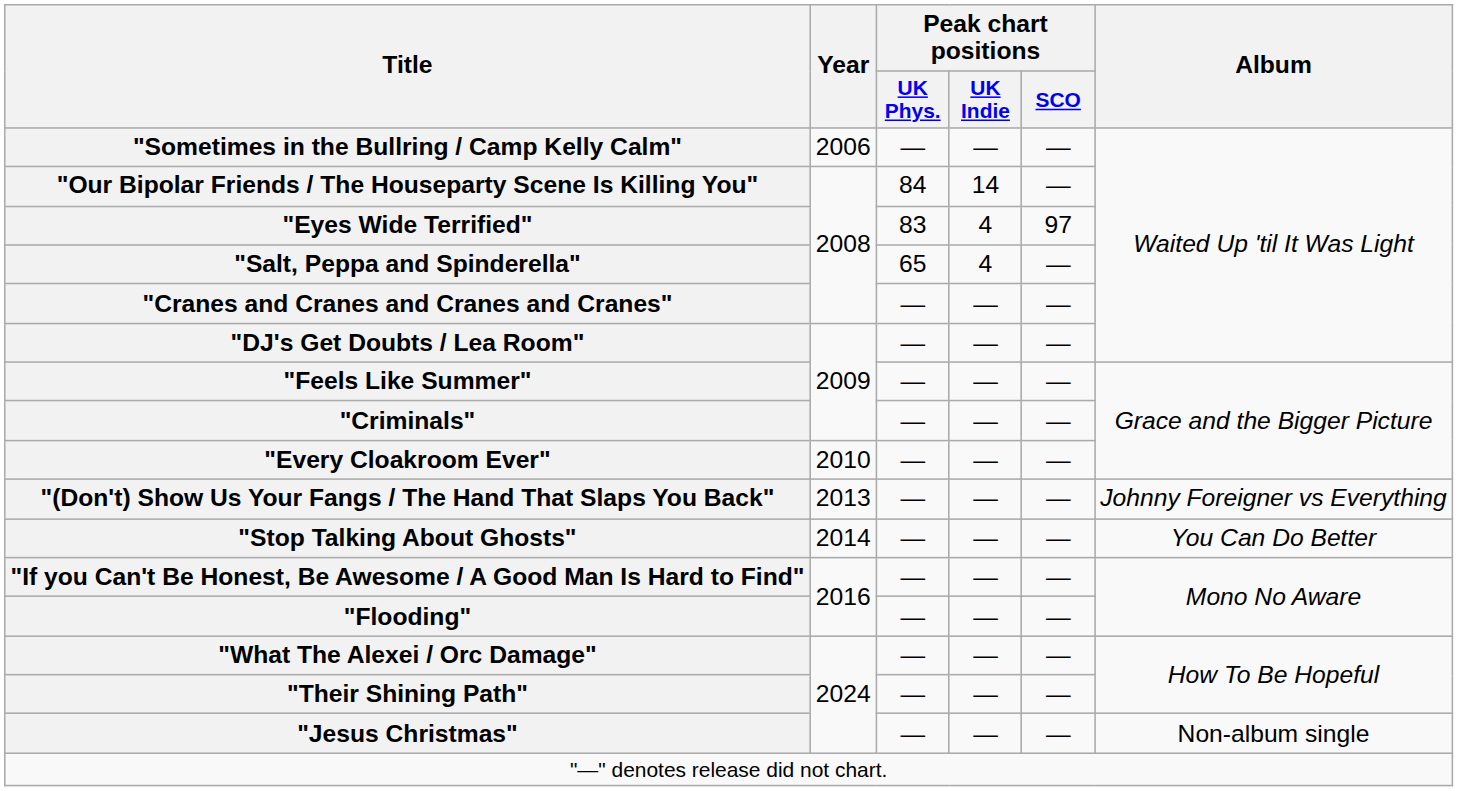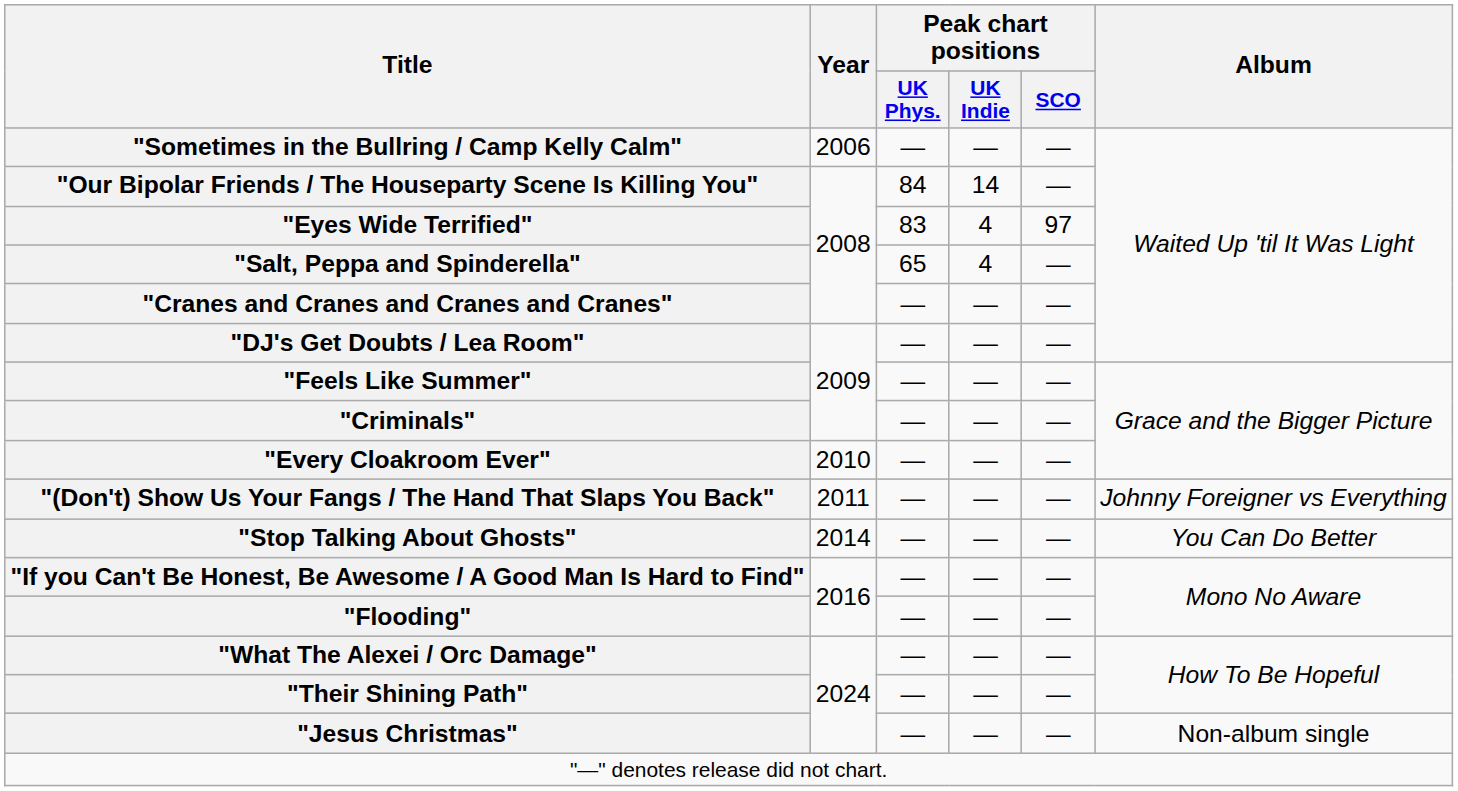(843, 498) 2013 -> (843, 498) 2011
